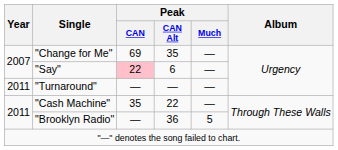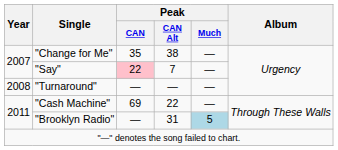(135, 53) 69 -> (135, 53) 35
(172, 53) 35 -> (172, 53) 38
(172, 70) 6 -> (172, 70) 7
(19, 87) 2011 -> (19, 87) 2008
(135, 103) 35 -> (135, 103) 69
(172, 120) 36 -> (172, 120) 31
(210, 120) no background -> (210, 120) lightblue background
